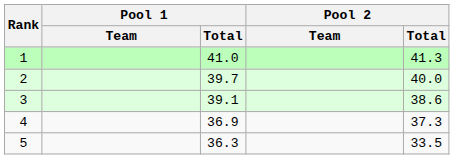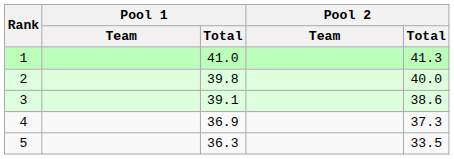(223, 79) 39.7 -> (223, 79) 39.8
